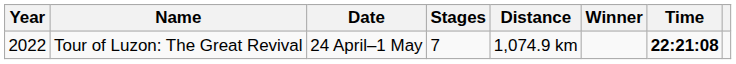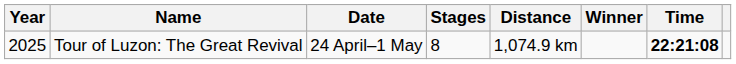(27, 44) 2022 -> (27, 44) 2025
(435, 44) 7 -> (435, 44) 8
